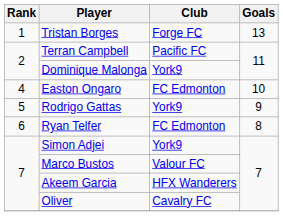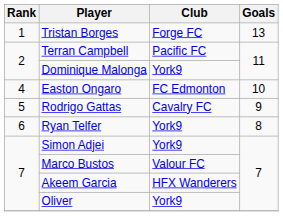(167, 107) York9 -> (182, 107) Cavalry FC
(189, 126) FC Edmonton -> (167, 126) York9
(182, 201) Cavalry FC -> (167, 201) York9
